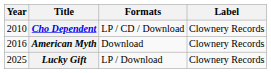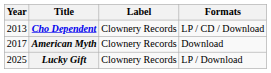columns swapped: (227, 12) <-> (143, 12)
(17, 28) 2010 -> (17, 28) 2013
(17, 44) 2016 -> (17, 44) 2017
